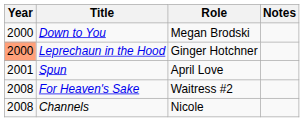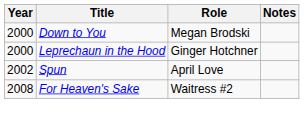(20, 51) lightsalmon background -> (20, 51) no background
(20, 70) 2001 -> (20, 70) 2002
- row: (64, 107)
